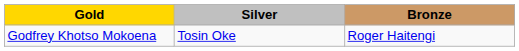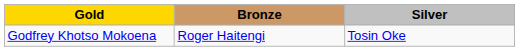columns swapped: (259, 14) <-> (430, 14)
